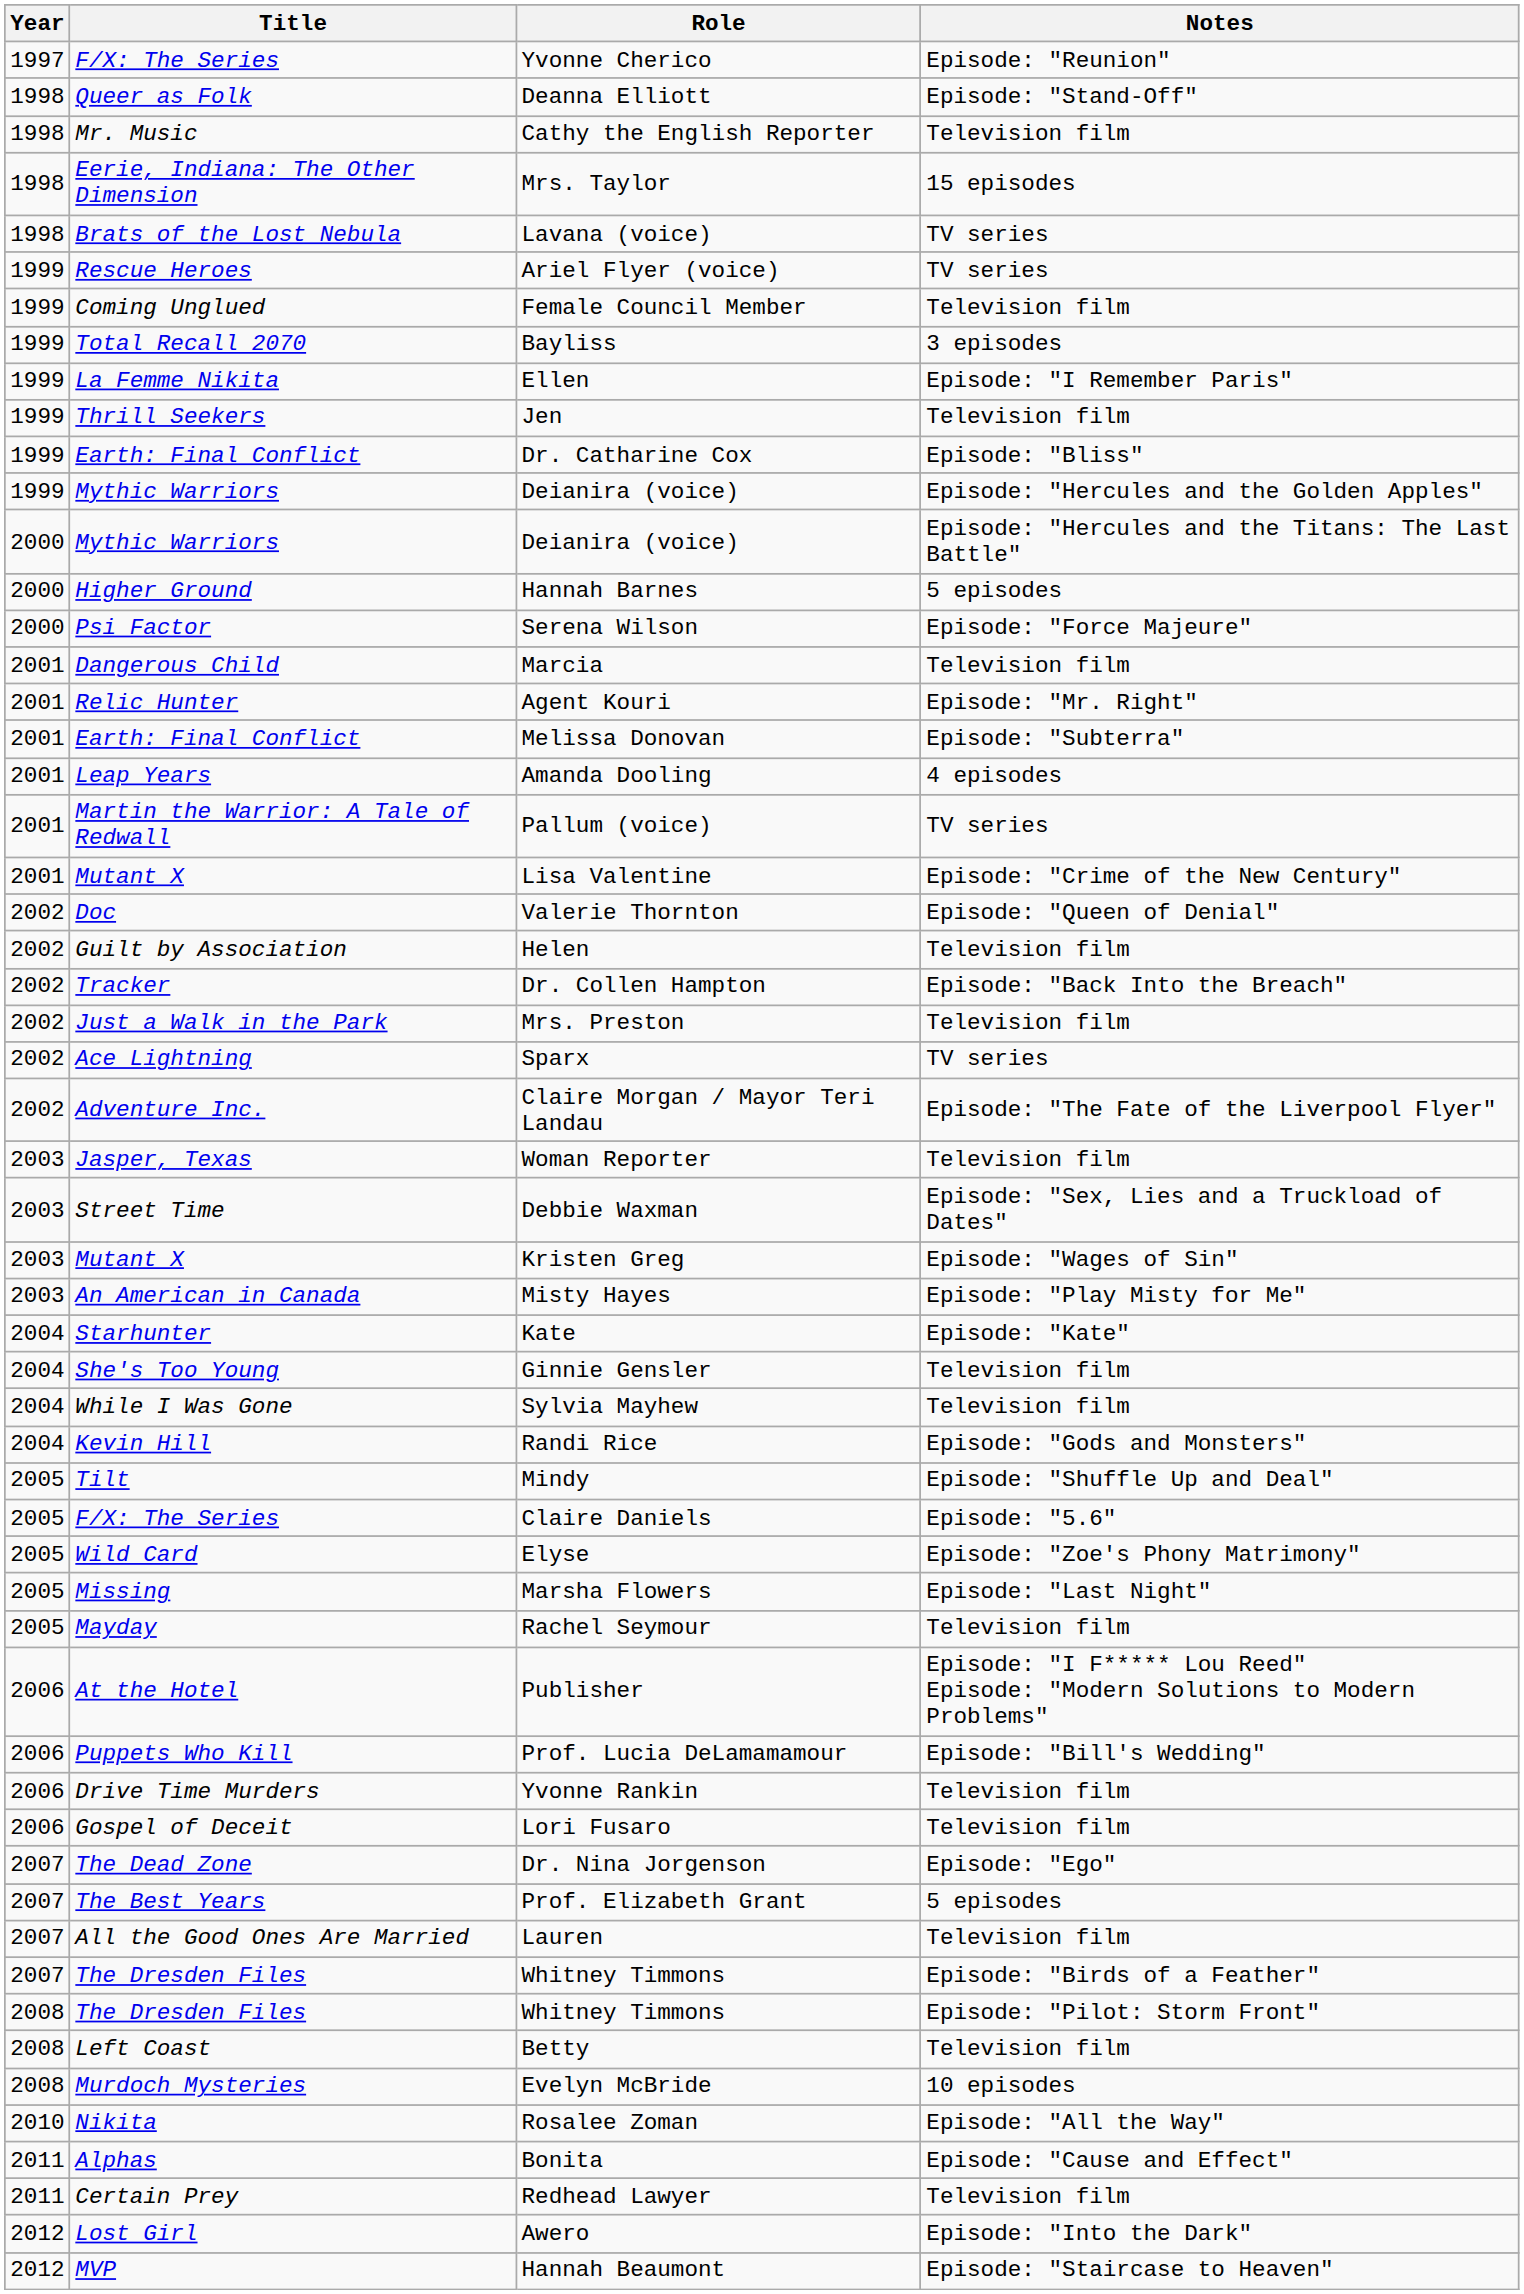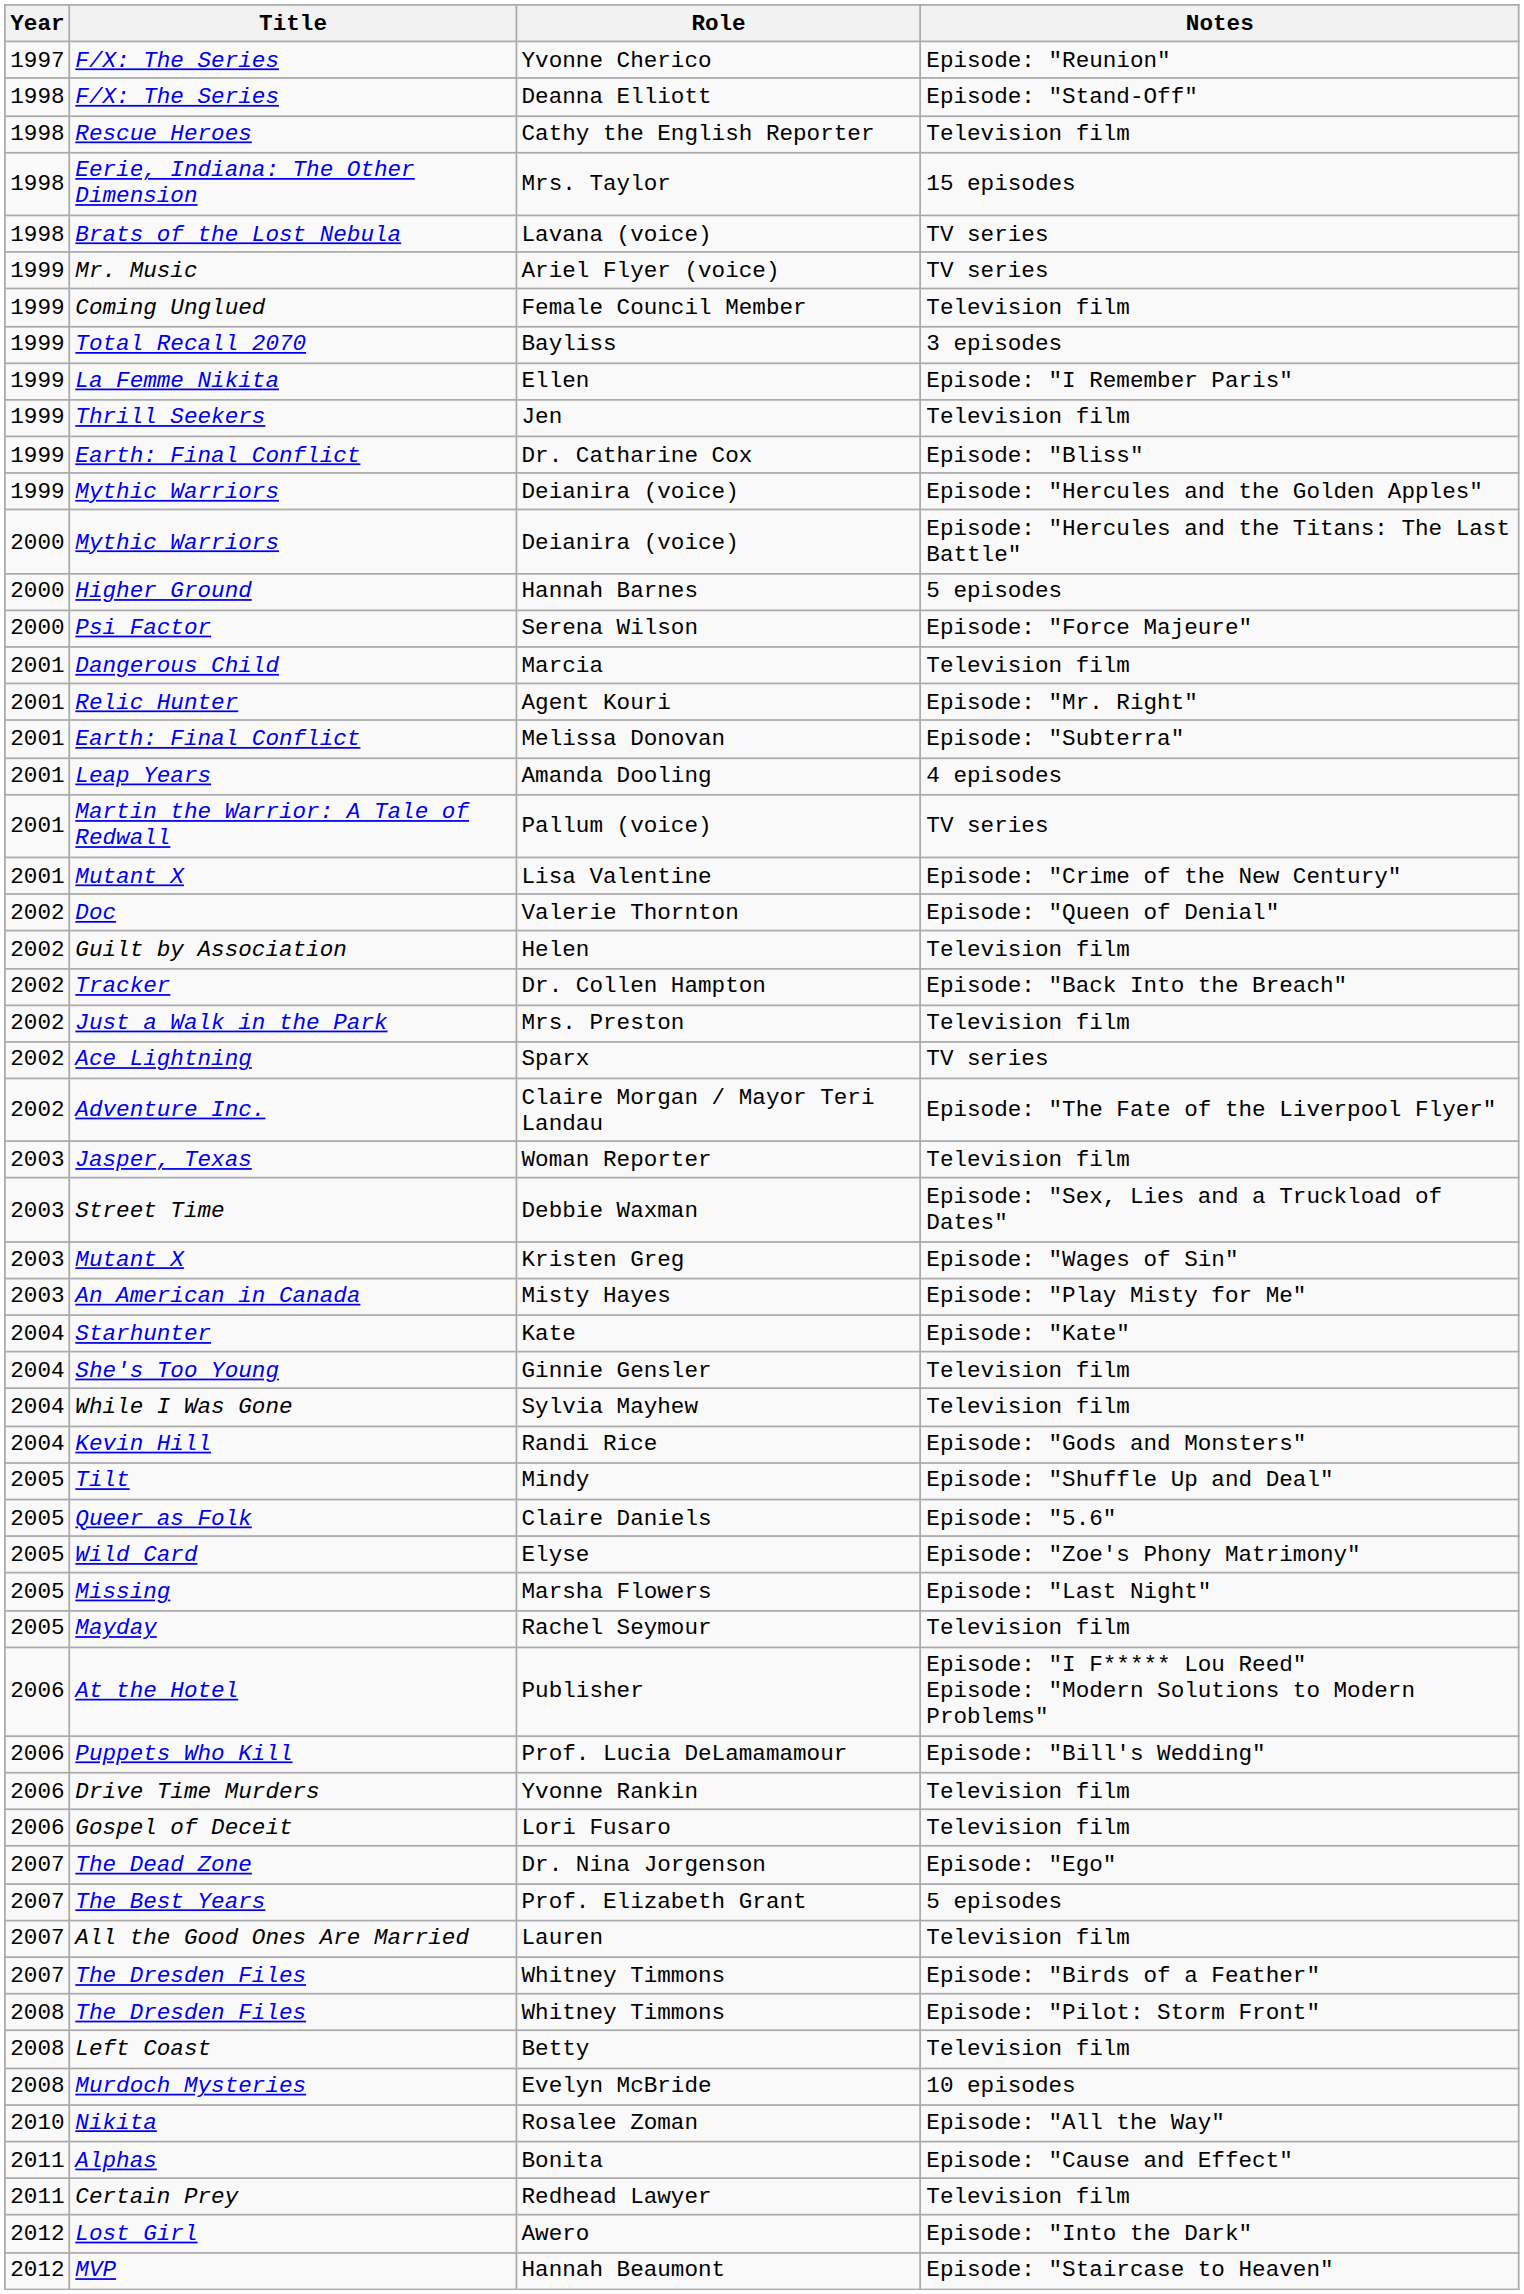(164, 97) Queer as Folk -> (177, 97) F/X: The Series
(136, 134) Mr. Music -> (164, 134) Rescue Heroes
(164, 271) Rescue Heroes -> (136, 271) Mr. Music
(177, 1518) F/X: The Series -> (164, 1518) Queer as Folk
